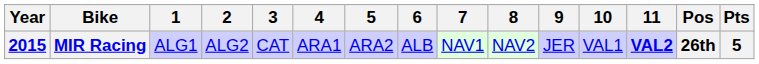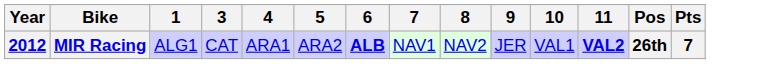- column: (227, 17)
(27, 44) 2015 -> (27, 44) 2012
(417, 44) normal -> (368, 44) bold
(737, 44) 5 -> (688, 44) 7
